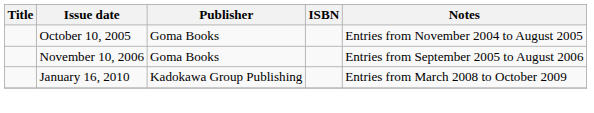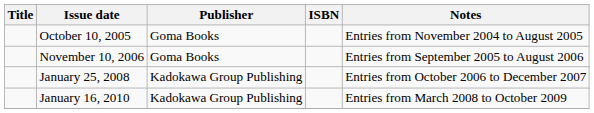+ row: (84, 77)
